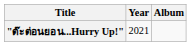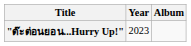(139, 31) 2021 -> (139, 31) 2023
